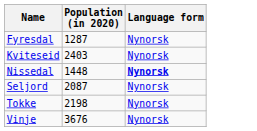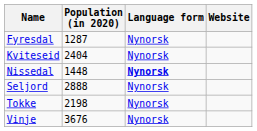+ column: (229, 18)
(76, 55) 2403 -> (76, 55) 2404
(76, 87) 2087 -> (76, 87) 2888
